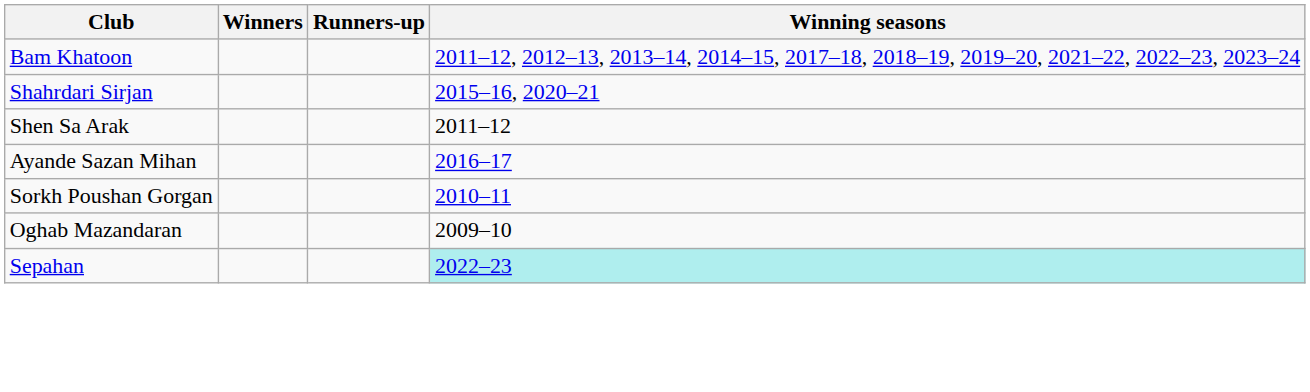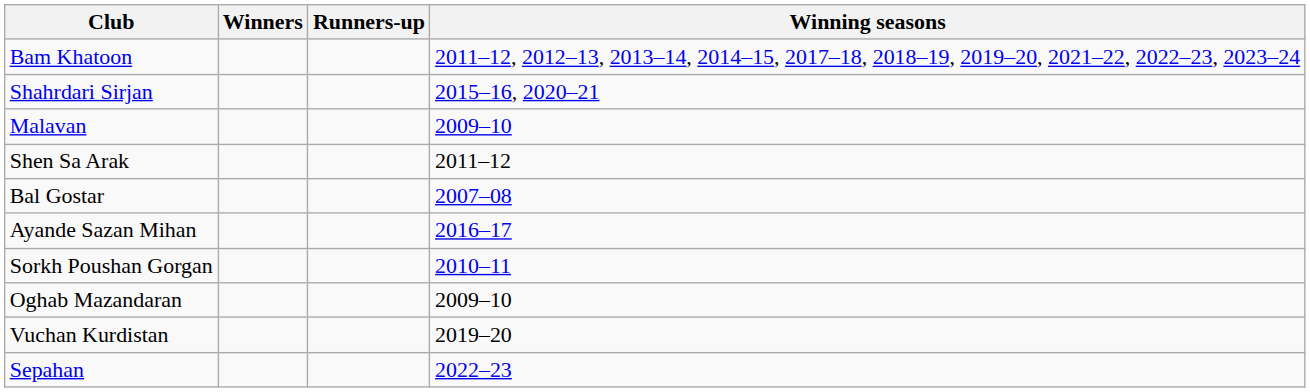+ row: (48, 126)
+ row: (57, 195)
+ row: (89, 334)
(473, 265) paleturquoise background -> (473, 369) no background
